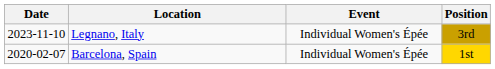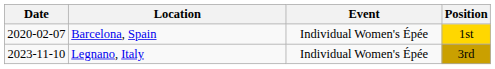rows swapped: (114, 53) <-> (108, 34)
